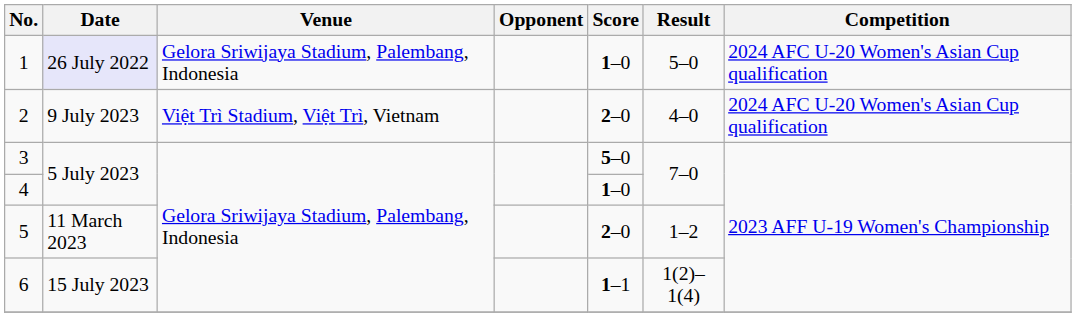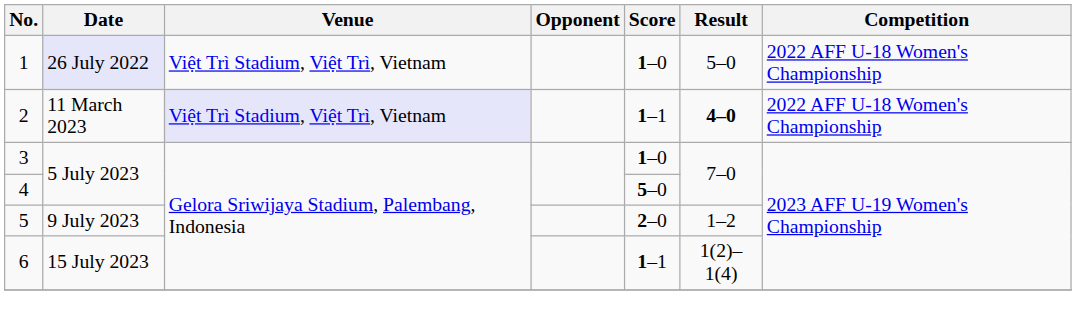(315, 62) Gelora Sriwijaya Stadium, Palembang, Indonesia -> (307, 62) Việt Trì Stadium, Việt Trì, Vietnam
(874, 62) 2024 AFC U-20 Women's Asian Cup qualification -> (867, 62) 2022 AFF U-18 Women's Championship
(93, 115) 9 July 2023 -> (85, 115) 11 March 2023
(301, 115) no background -> (307, 115) lavender background
(616, 115) 2–0 -> (652, 115) 1–1
(684, 115) normal -> (721, 115) bold
(874, 115) 2024 AFC U-20 Women's Asian Cup qualification -> (867, 115) 2022 AFF U-18 Women's Championship
(616, 158) 5–0 -> (652, 158) 1–0
(616, 189) 1–0 -> (652, 189) 5–0
(85, 231) 11 March 2023 -> (93, 220) 9 July 2023
